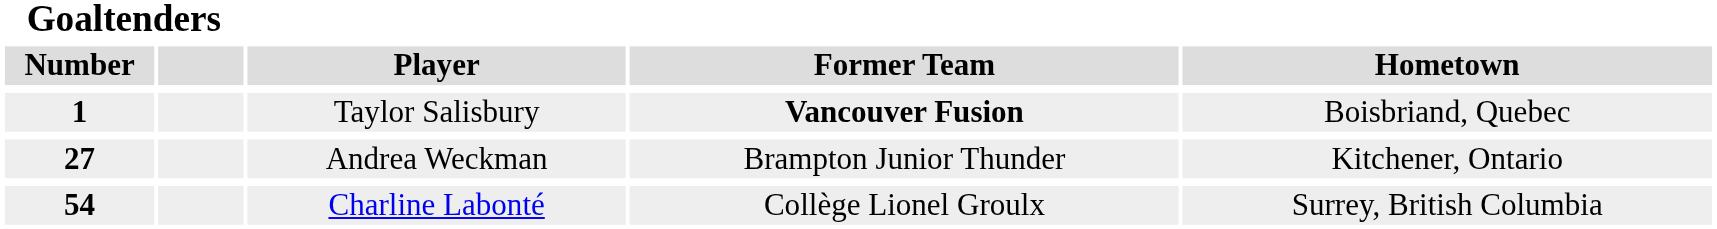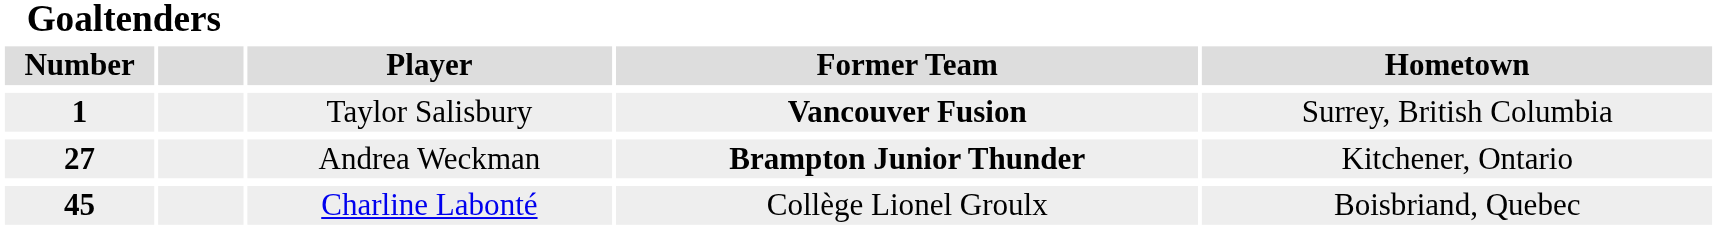(1447, 111) Boisbriand, Quebec -> (1457, 111) Surrey, British Columbia
(904, 158) normal -> (907, 158) bold
(80, 204) 54 -> (80, 204) 45
(1447, 204) Surrey, British Columbia -> (1457, 204) Boisbriand, Quebec
